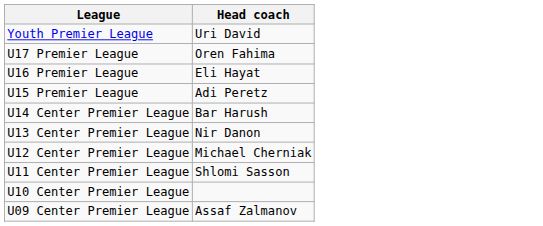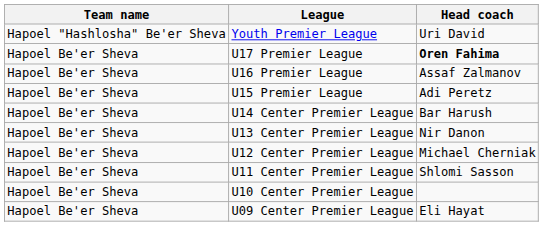+ column: (117, 14)
(235, 54) normal -> (459, 54) bold
(228, 73) Eli Hayat -> (470, 73) Assaf Zalmanov
(246, 211) Assaf Zalmanov -> (452, 211) Eli Hayat
